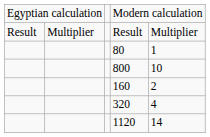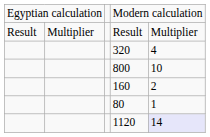rows swapped: (118, 50) <-> (121, 104)
(157, 123) no background -> (157, 123) lavender background
